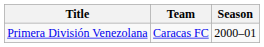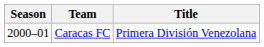columns swapped: (235, 14) <-> (77, 14)
